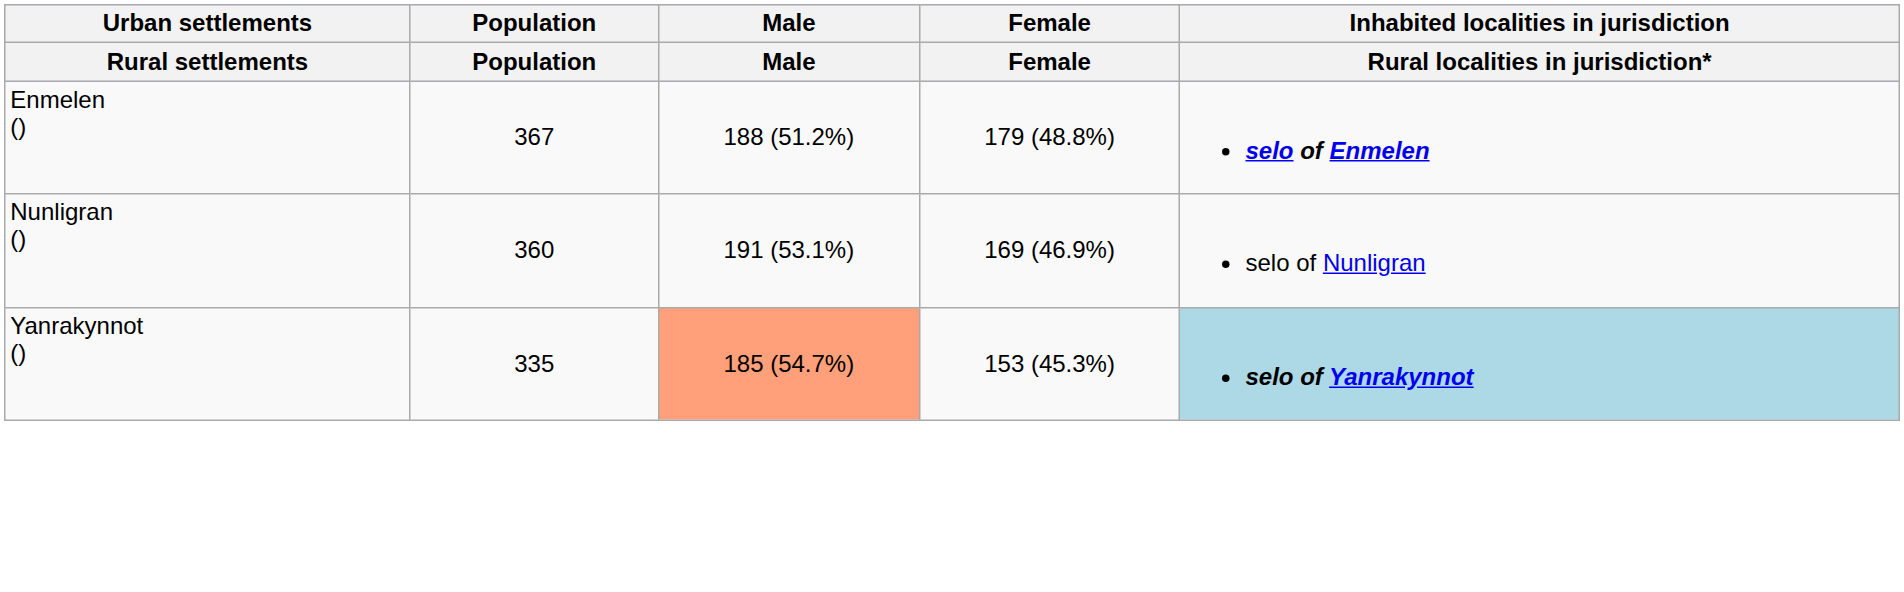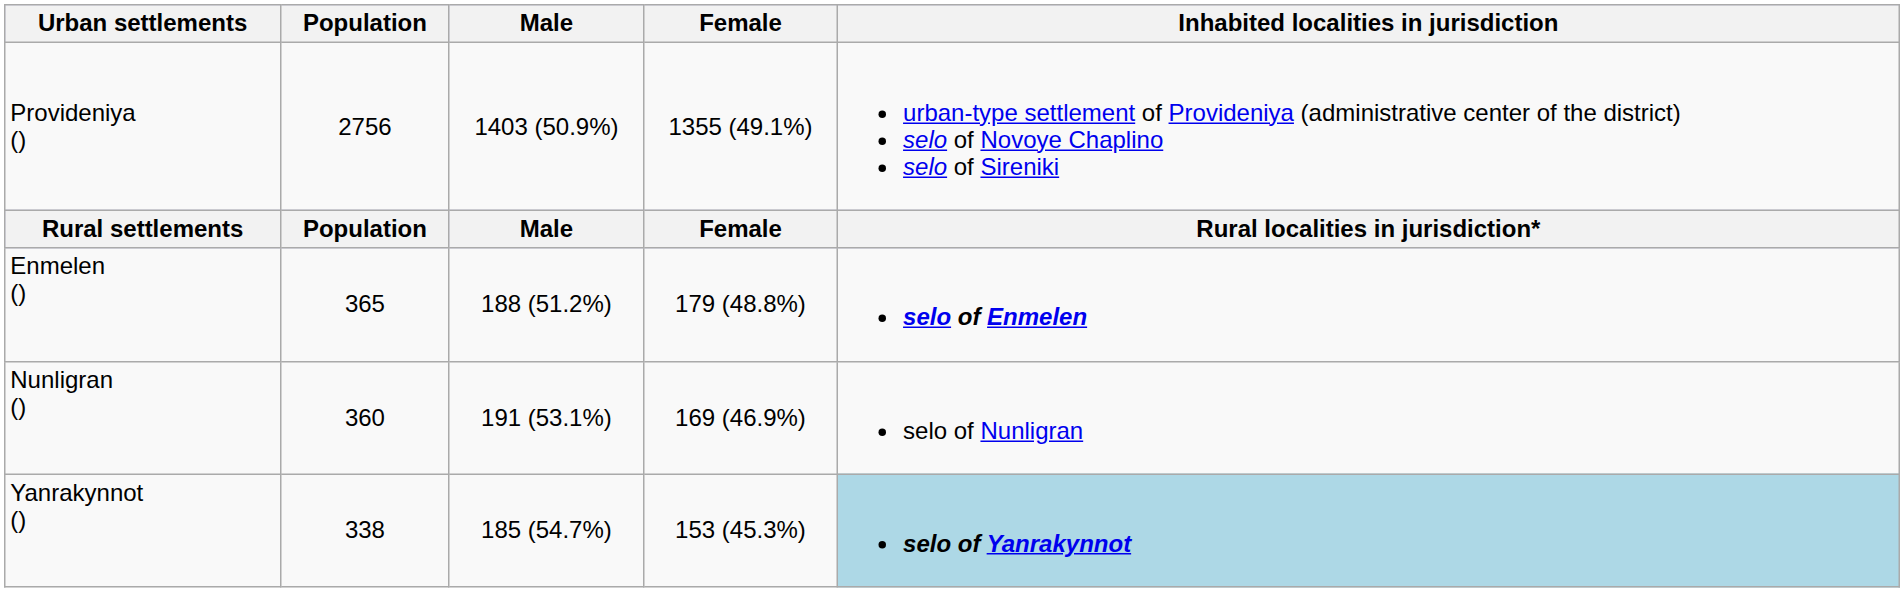+ row: (73, 126)
(534, 137) 367 -> (365, 304) 365
(534, 363) 335 -> (365, 530) 338
(789, 363) lightsalmon background -> (546, 530) no background
